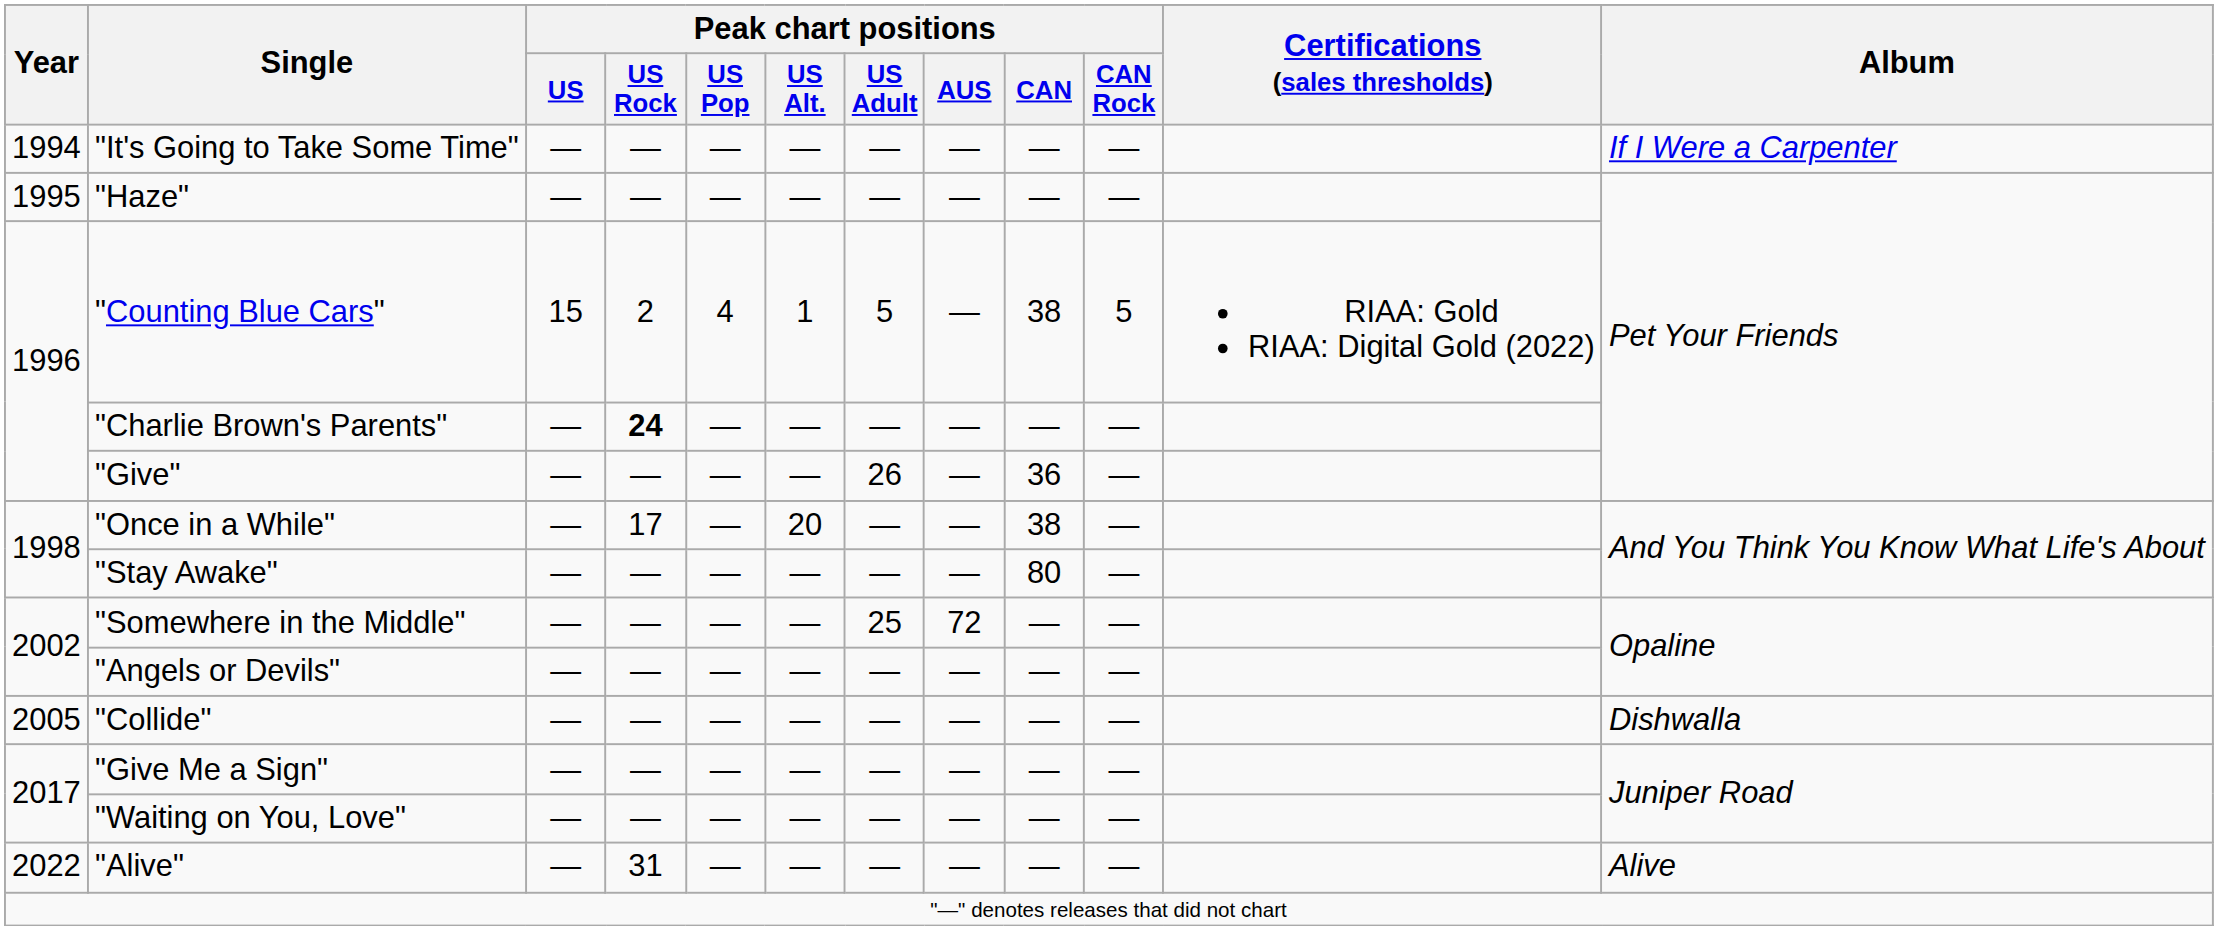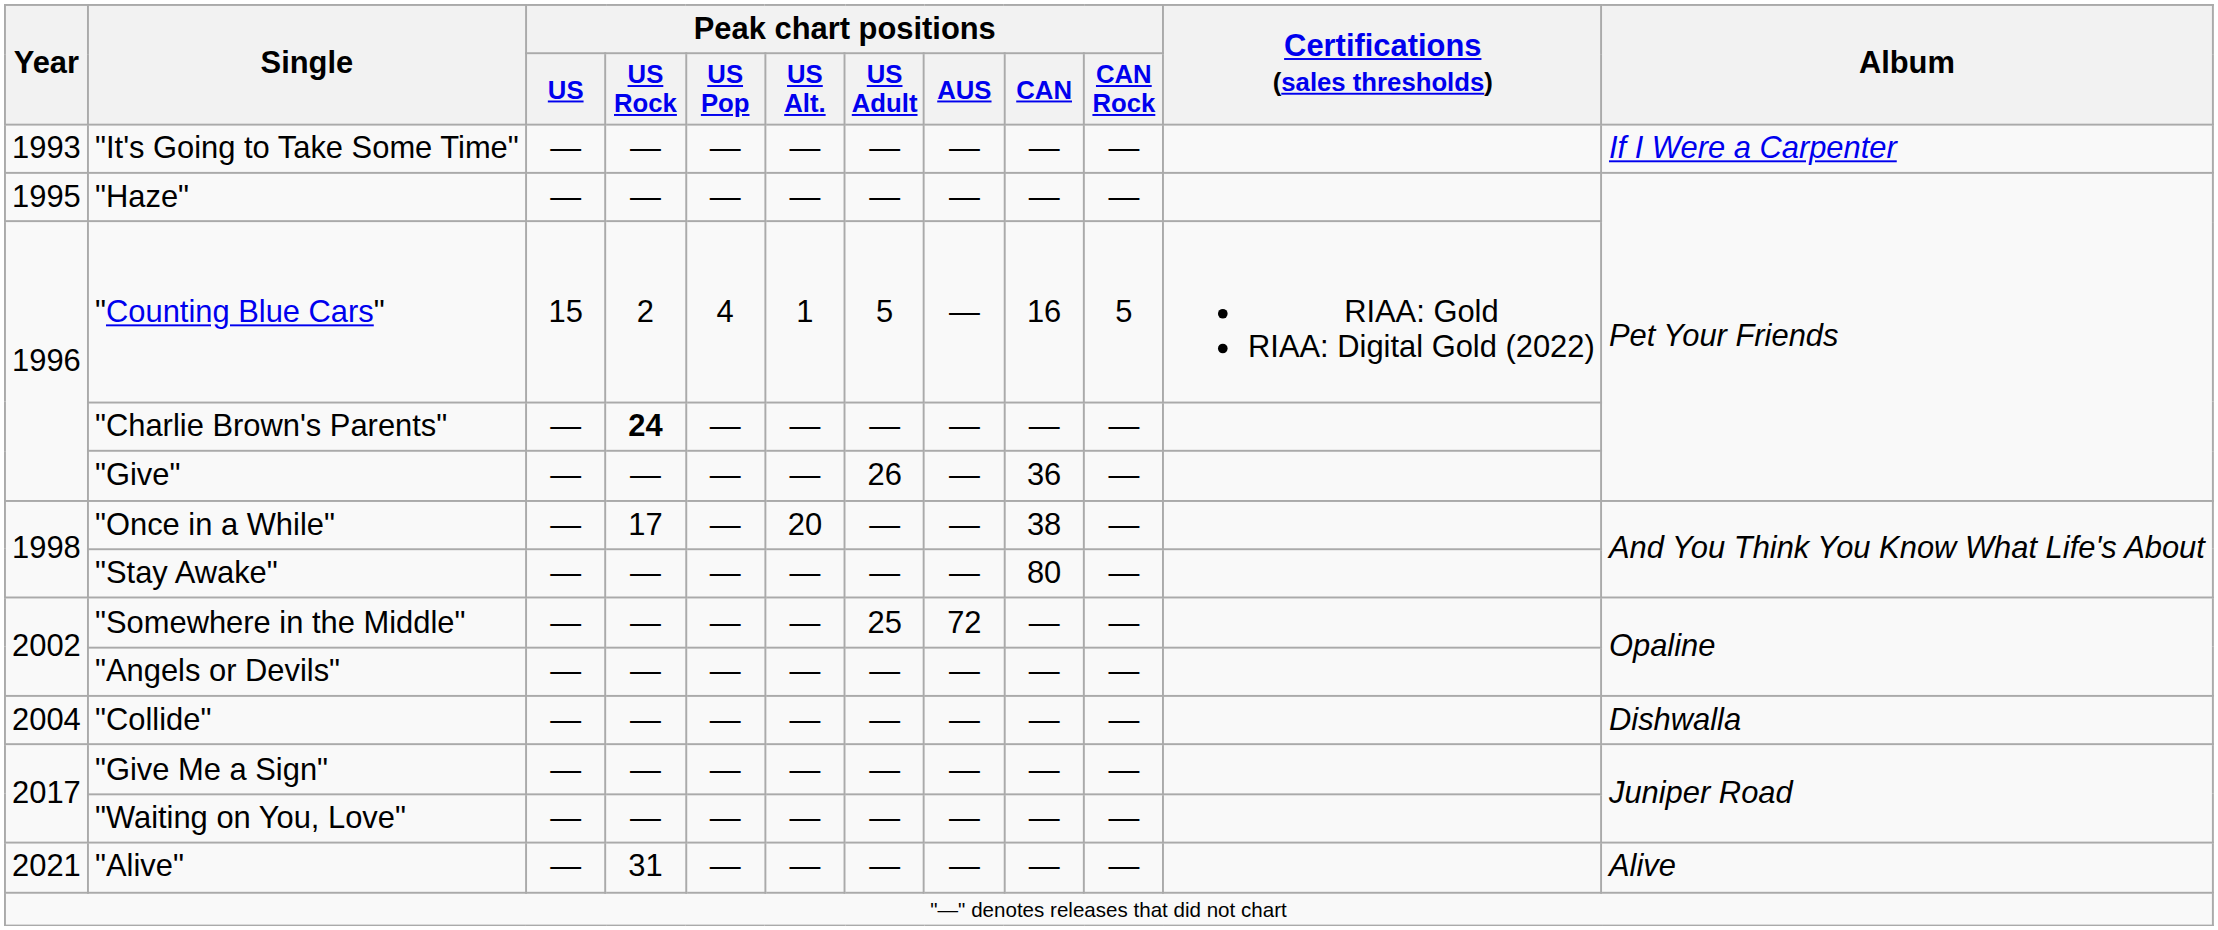(46, 148) 1994 -> (46, 148) 1993
(1044, 311) 38 -> (1044, 311) 16
(46, 720) 2005 -> (46, 720) 2004
(46, 866) 2022 -> (46, 866) 2021
